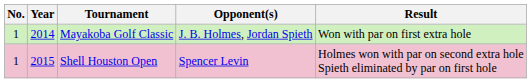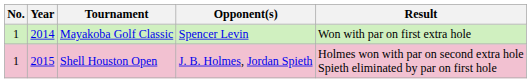(246, 34) J. B. Holmes, Jordan Spieth -> (214, 34) Spencer Levin
(214, 61) Spencer Levin -> (246, 61) J. B. Holmes, Jordan Spieth
